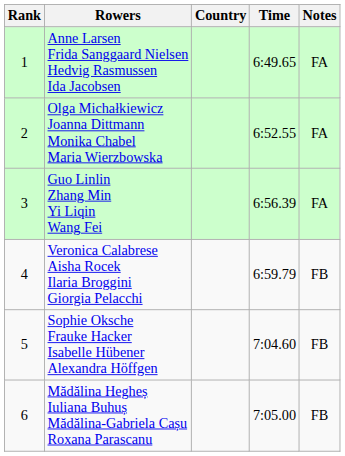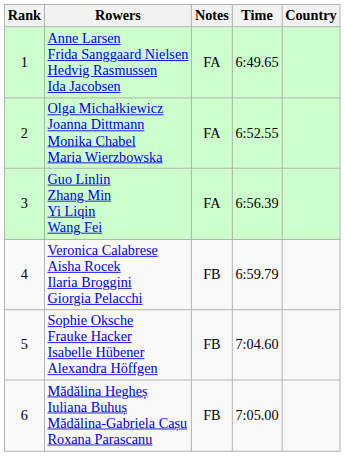columns swapped: (221, 15) <-> (320, 15)
